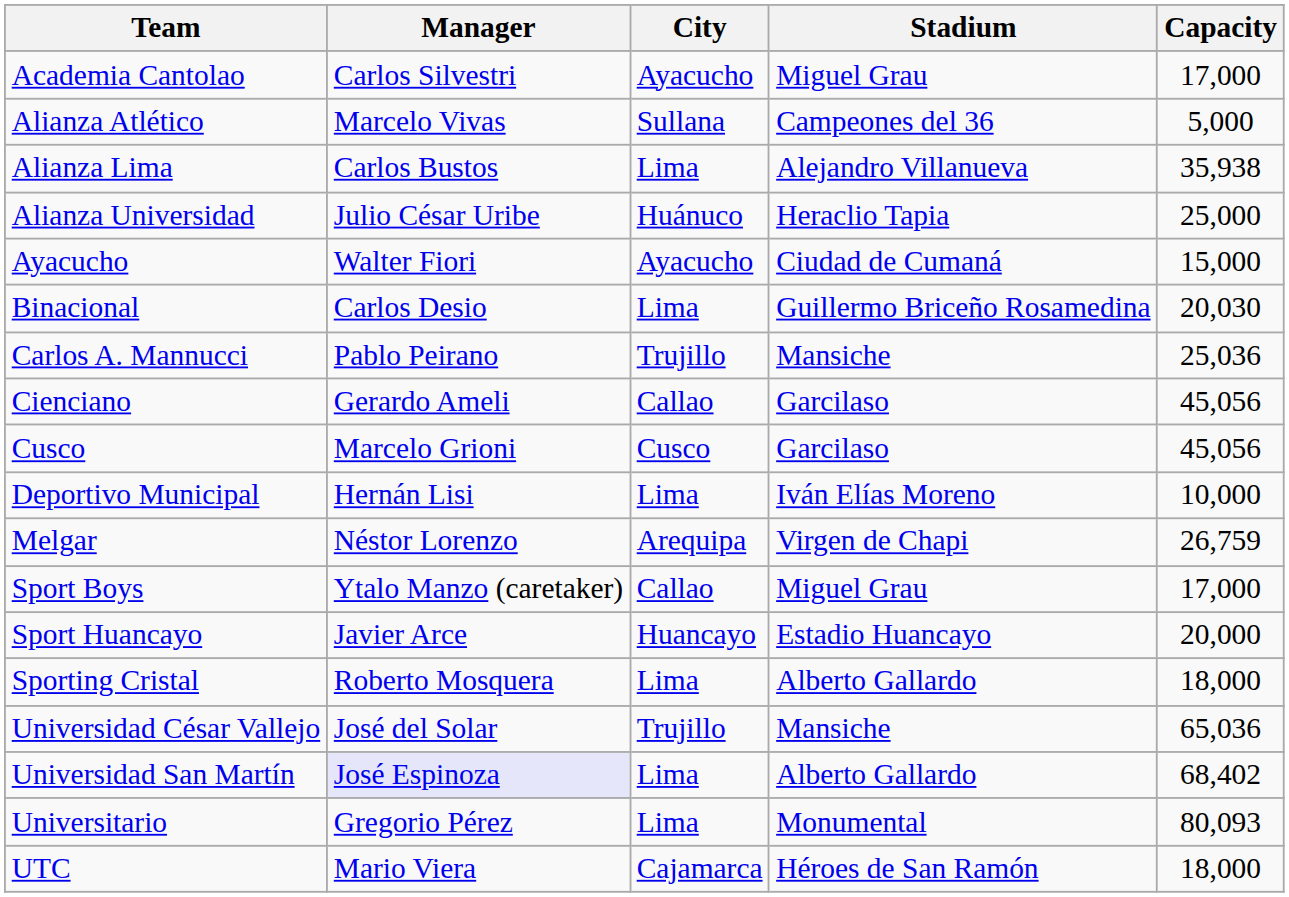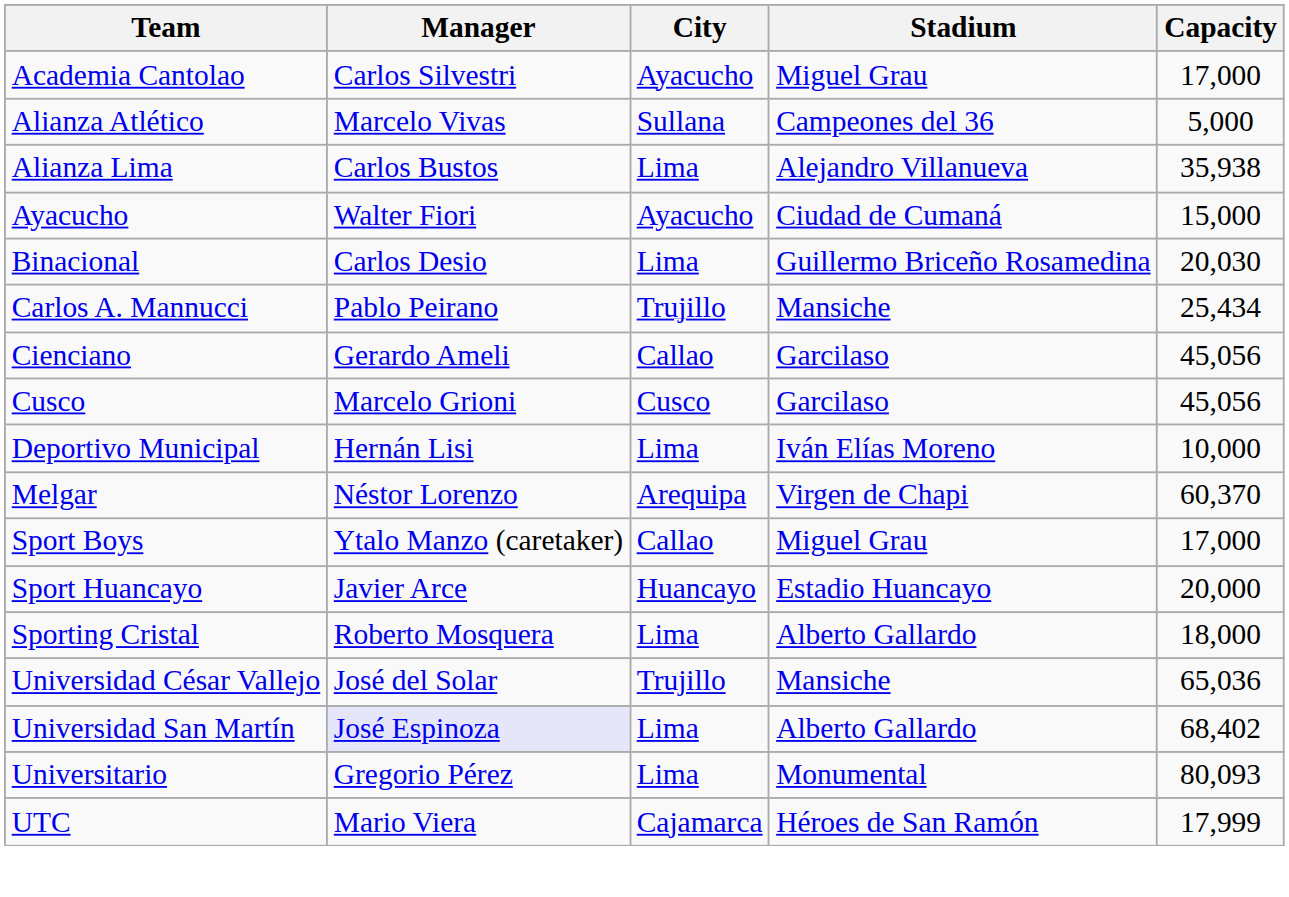- row: (133, 214)
(1221, 354) 25,036 -> (1221, 307) 25,434
(1221, 541) 26,759 -> (1221, 494) 60,370
(1221, 868) 18,000 -> (1221, 821) 17,999
